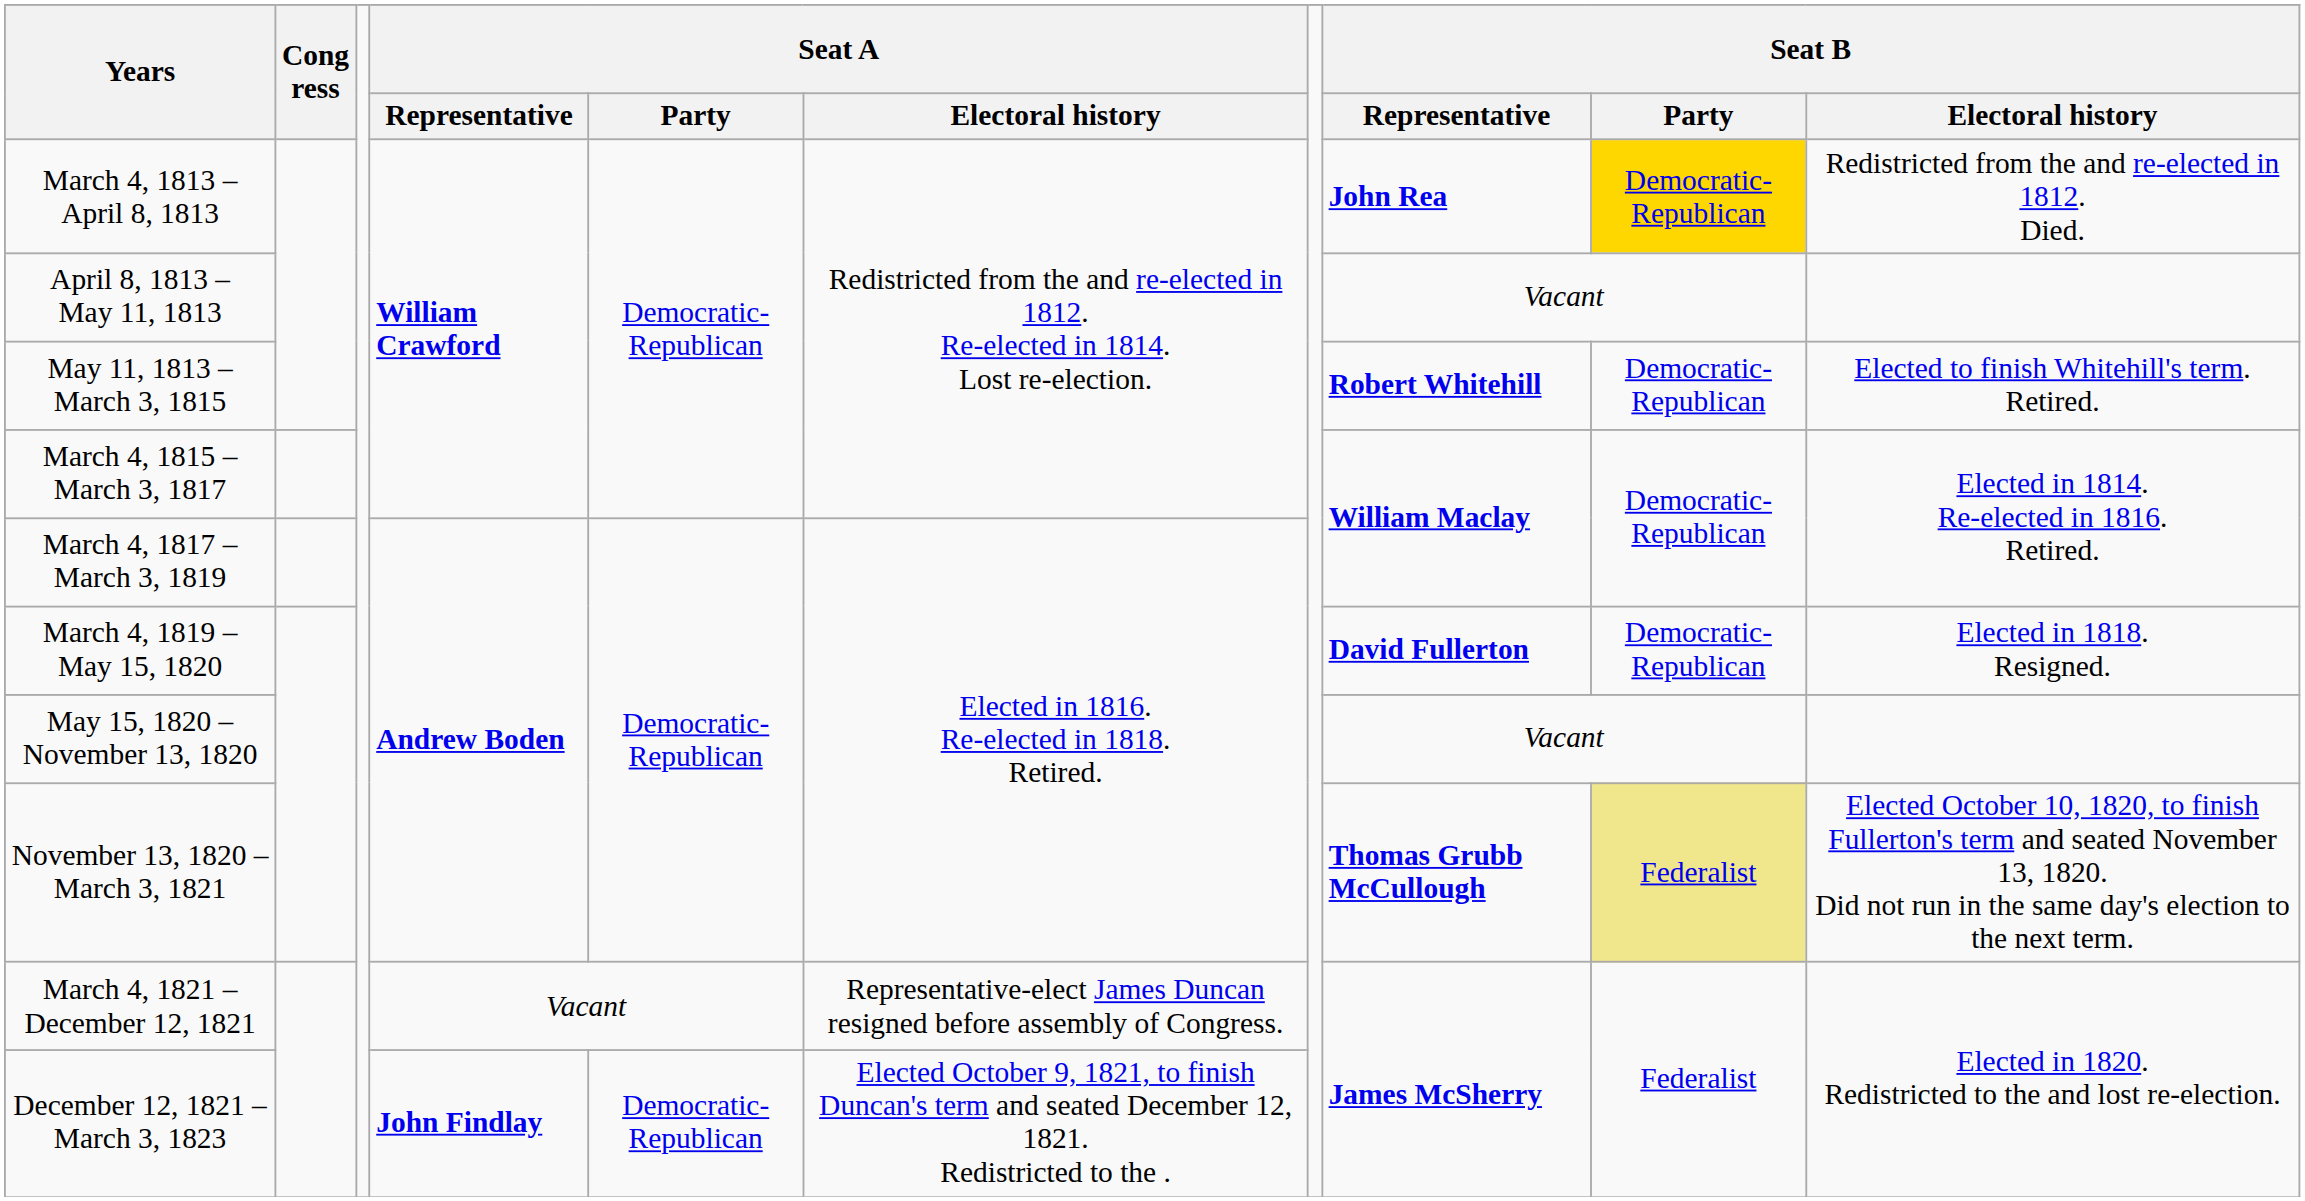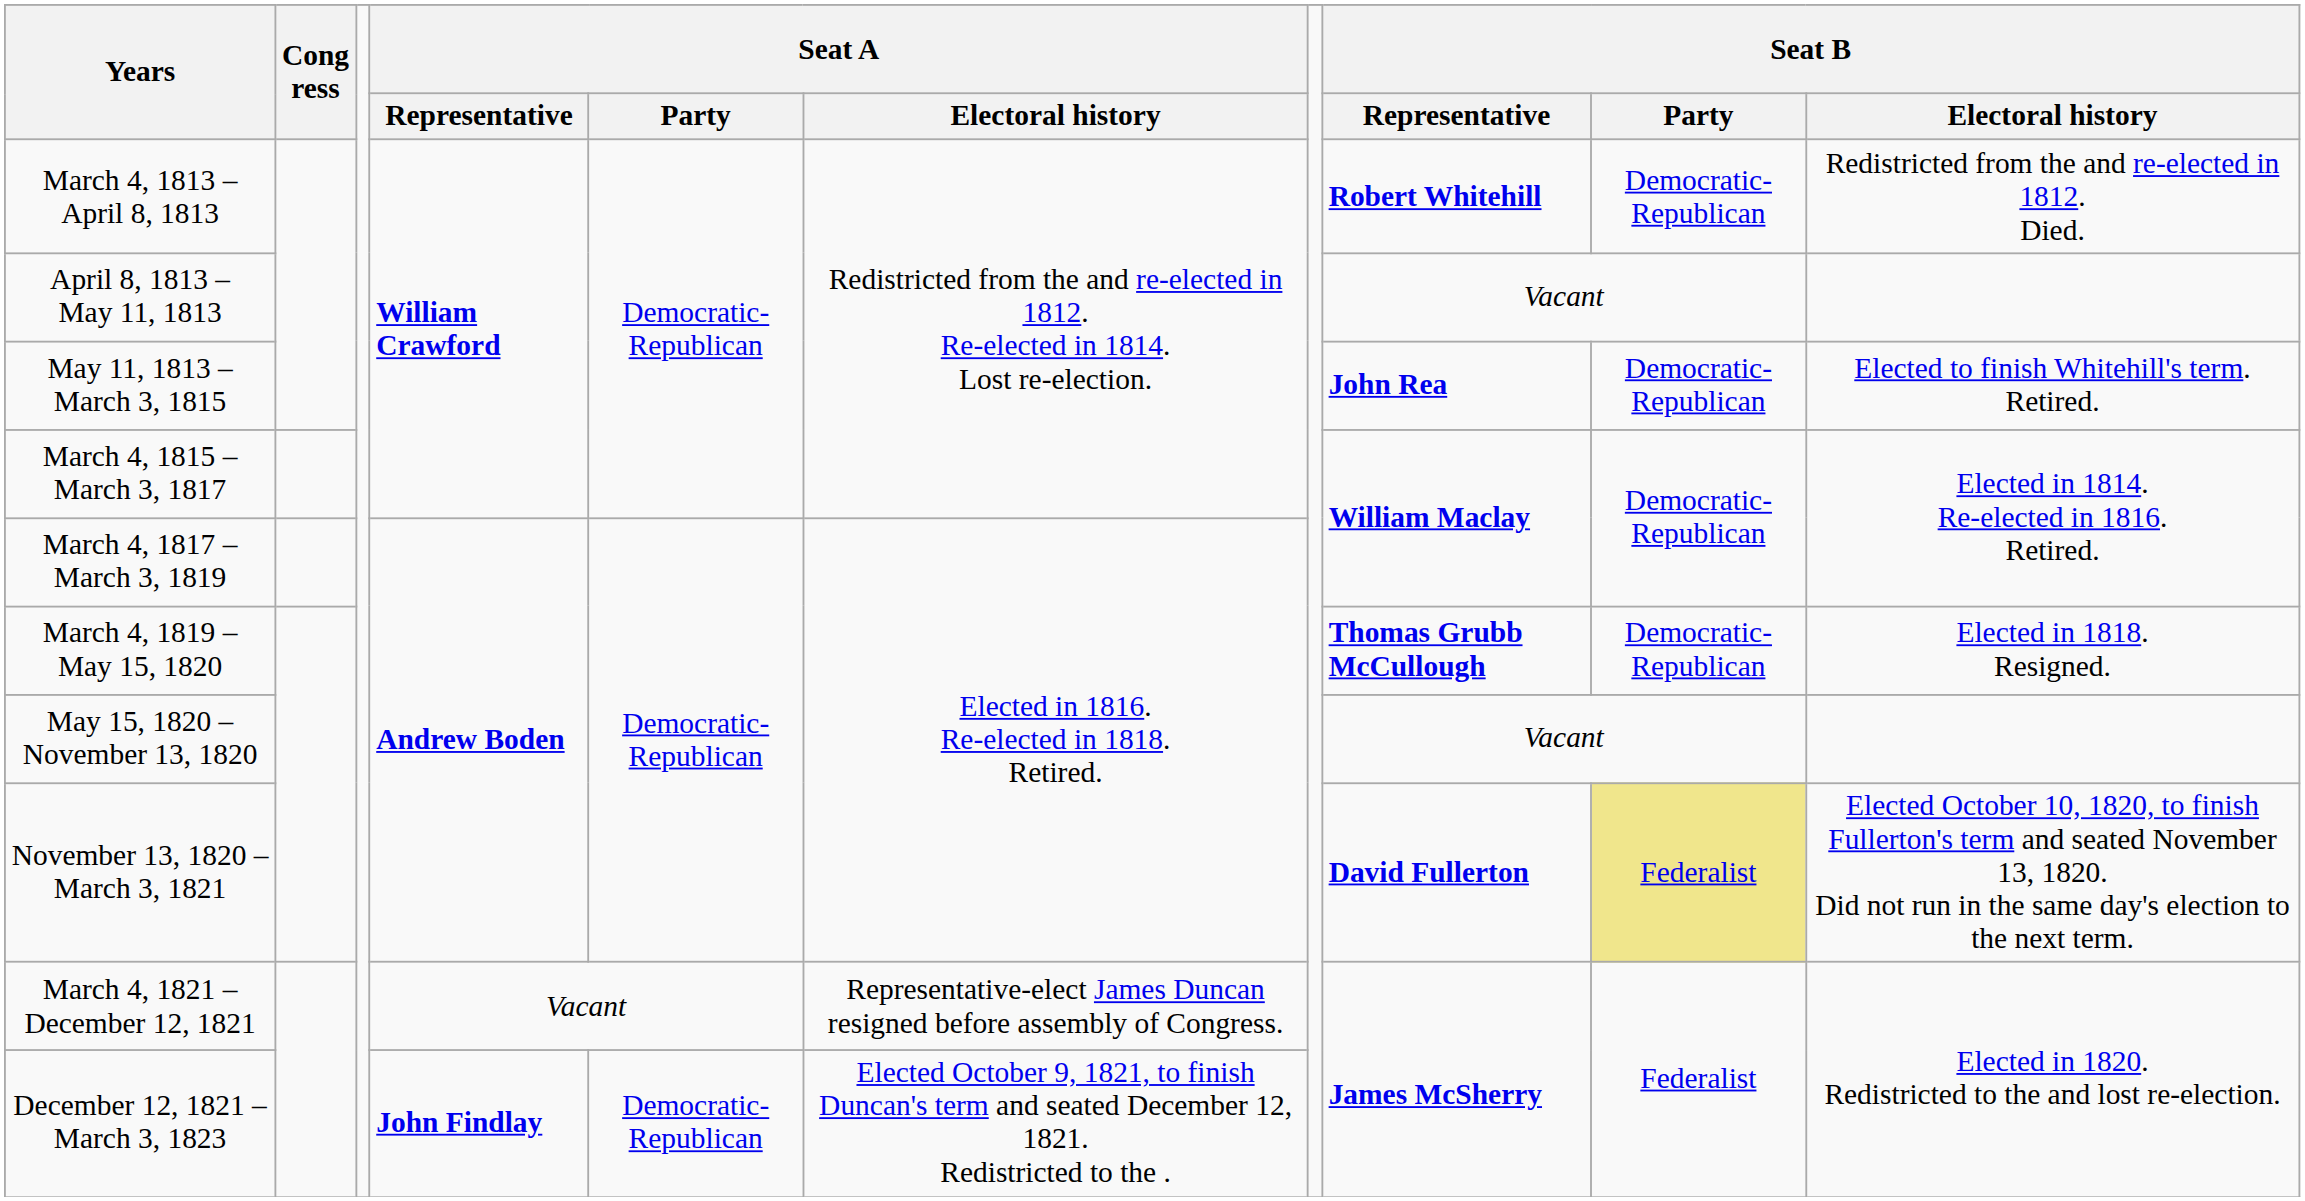(1388, 195) John Rea -> (1435, 195) Robert Whitehill
(1698, 195) gold background -> (1698, 195) no background
(1435, 384) Robert Whitehill -> (1388, 384) John Rea
(1429, 649) David Fullerton -> (1426, 649) Thomas Grubb McCullough
(1426, 871) Thomas Grubb McCullough -> (1429, 871) David Fullerton
